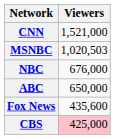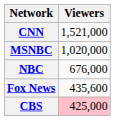(84, 50) 1,020,503 -> (84, 50) 1,020,000
- row: (31, 87)
